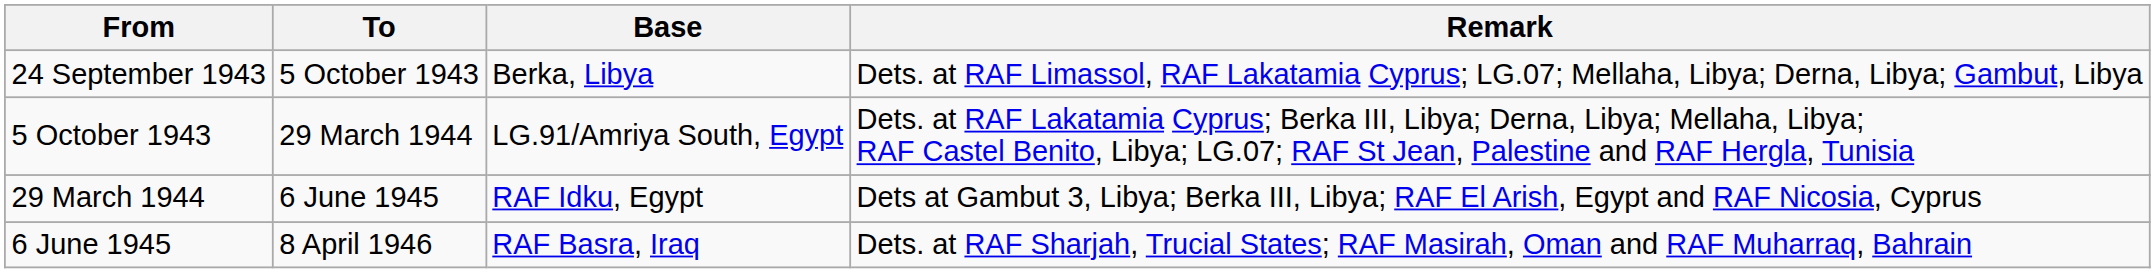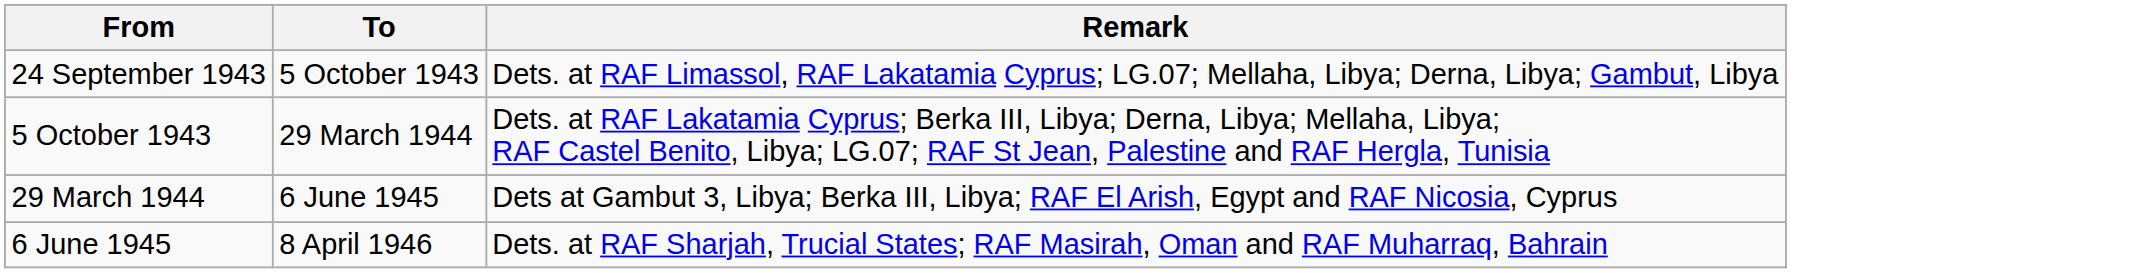- column: (668, 27)
